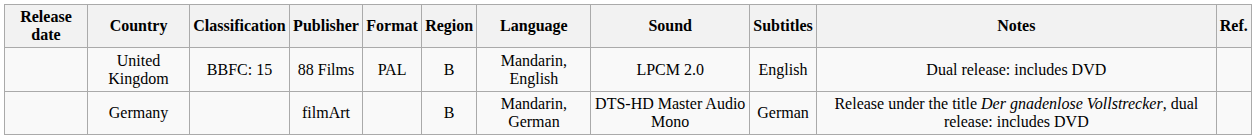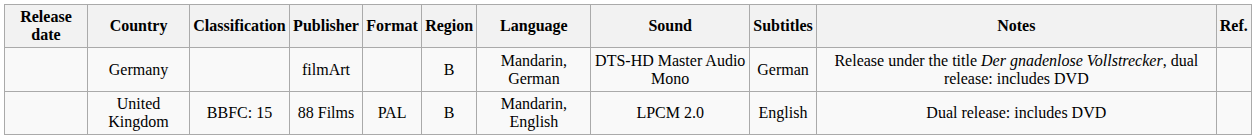rows swapped: (139, 69) <-> (139, 112)
